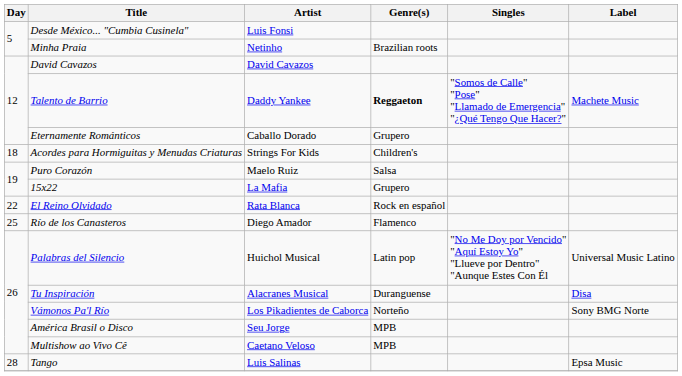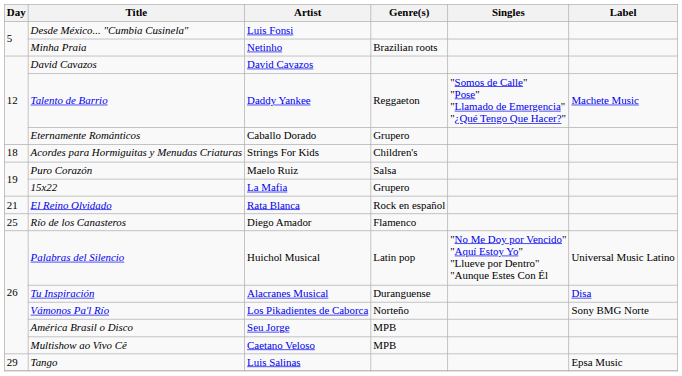(398, 100) bold -> (397, 100) normal
(12, 205) 22 -> (12, 205) 21
(12, 362) 28 -> (12, 362) 29
